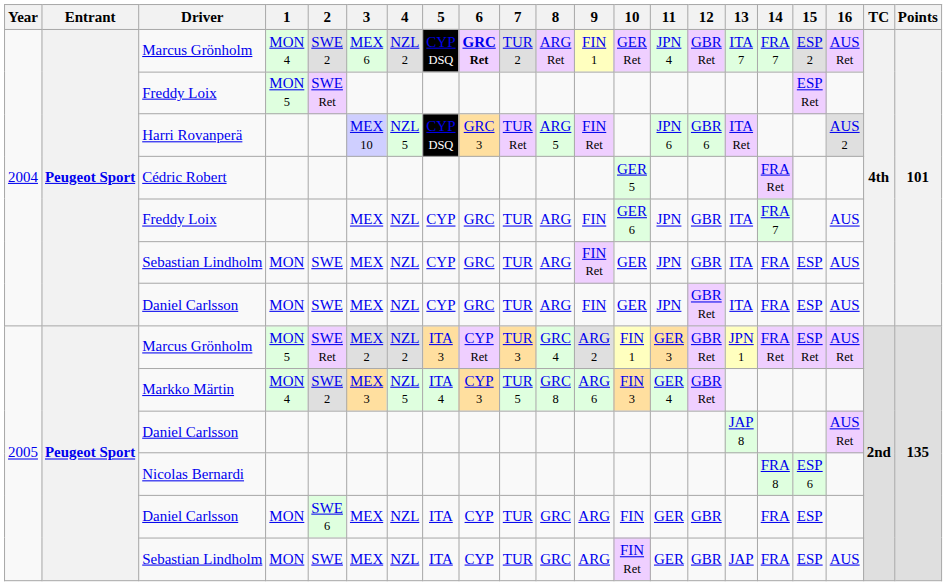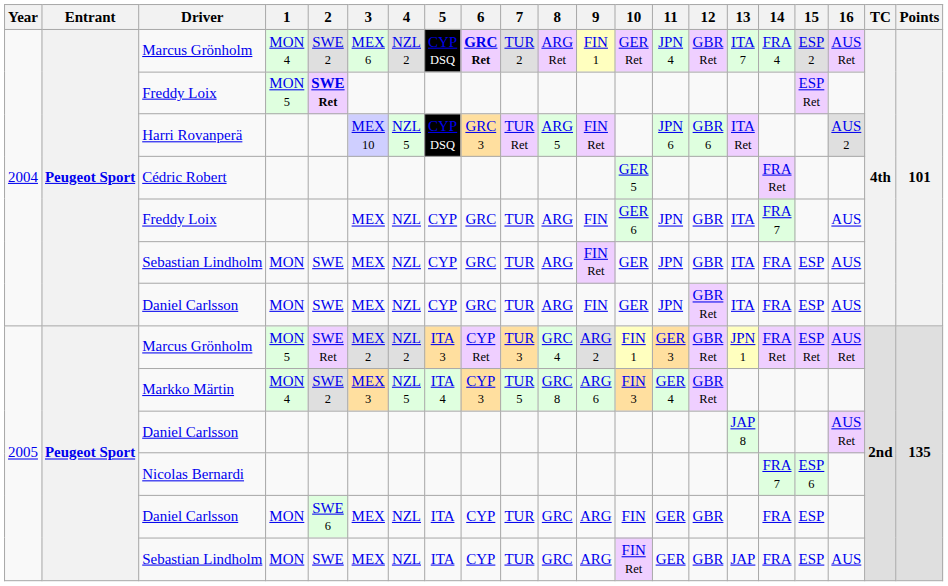(775, 50) FRA 7 -> (777, 50) FRA 4
(327, 93) normal -> (328, 93) bold
(775, 474) FRA 8 -> (777, 474) FRA 7
